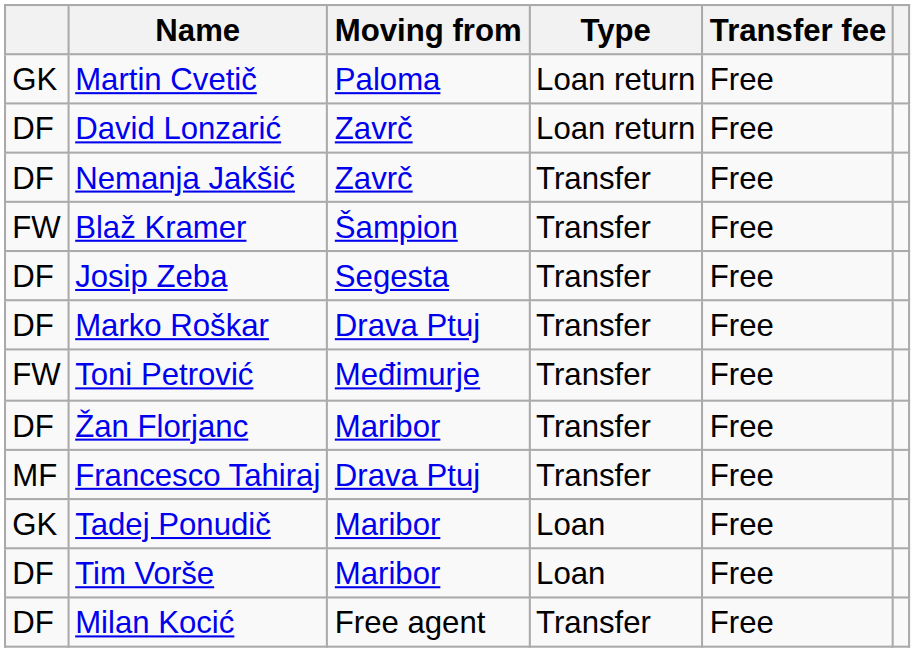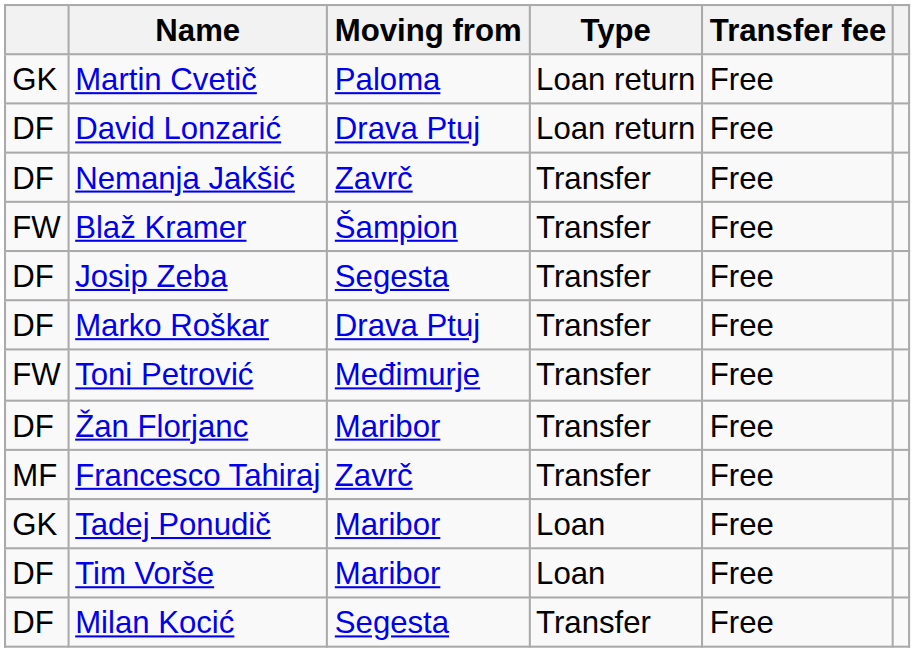(374, 129) Zavrč -> (407, 129) Drava Ptuj
(407, 474) Drava Ptuj -> (374, 474) Zavrč
(410, 622) Free agent -> (392, 622) Segesta
